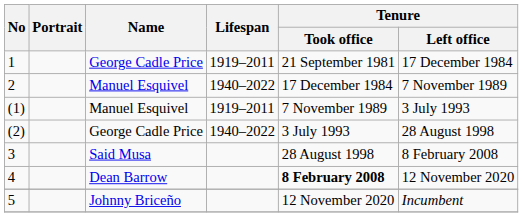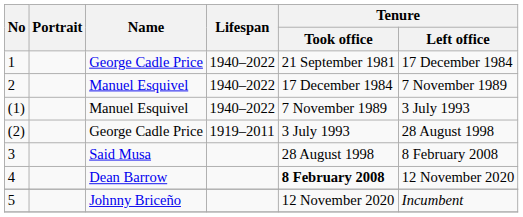(242, 62) 1919–2011 -> (242, 62) 1940–2022
(242, 108) 1919–2011 -> (242, 108) 1940–2022
(242, 131) 1940–2022 -> (242, 131) 1919–2011
